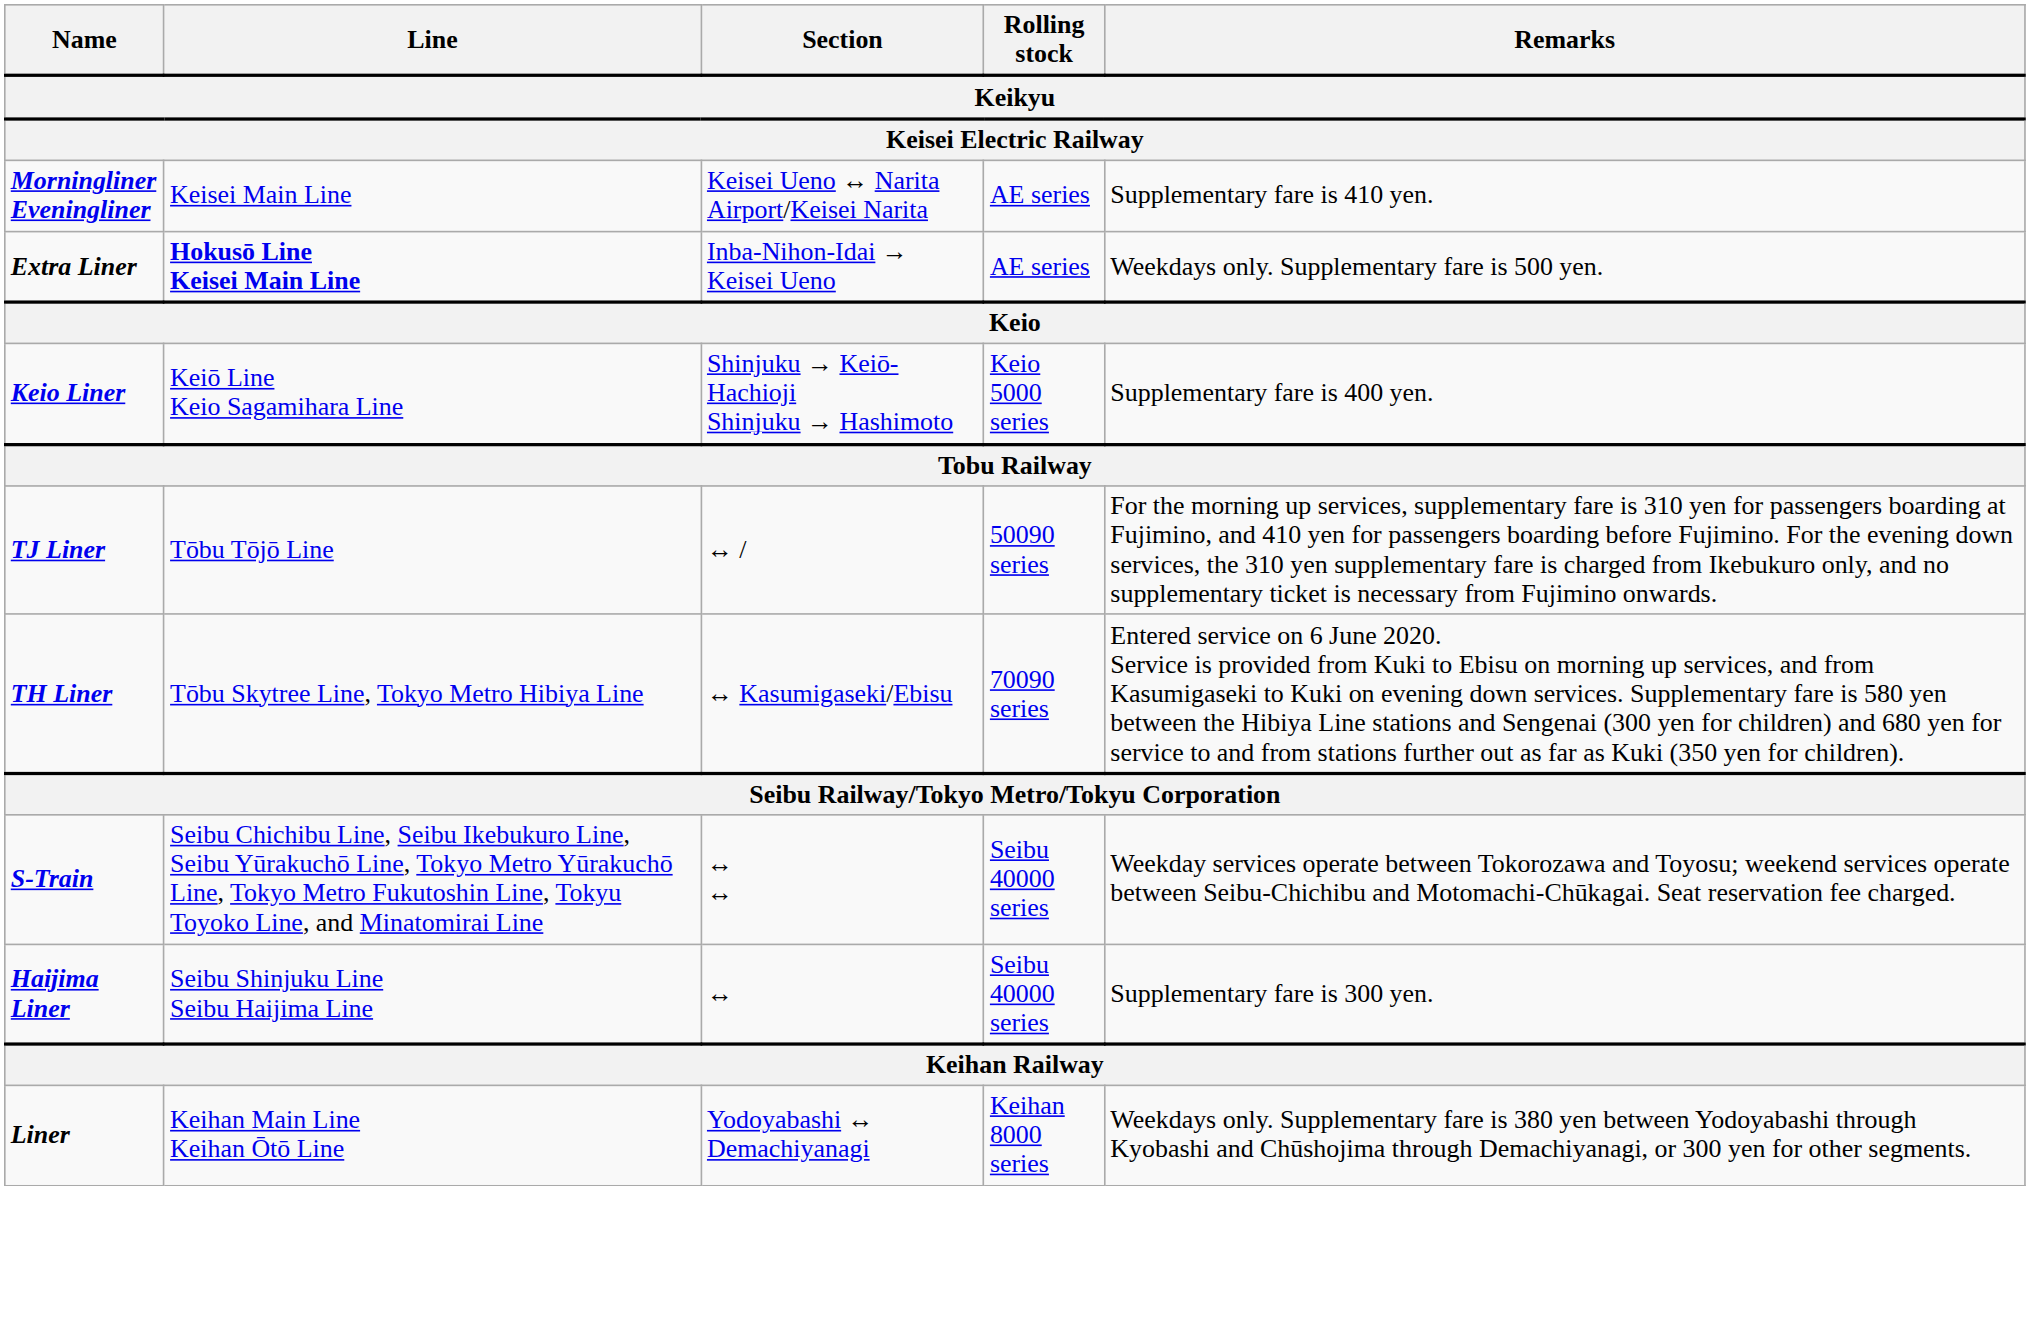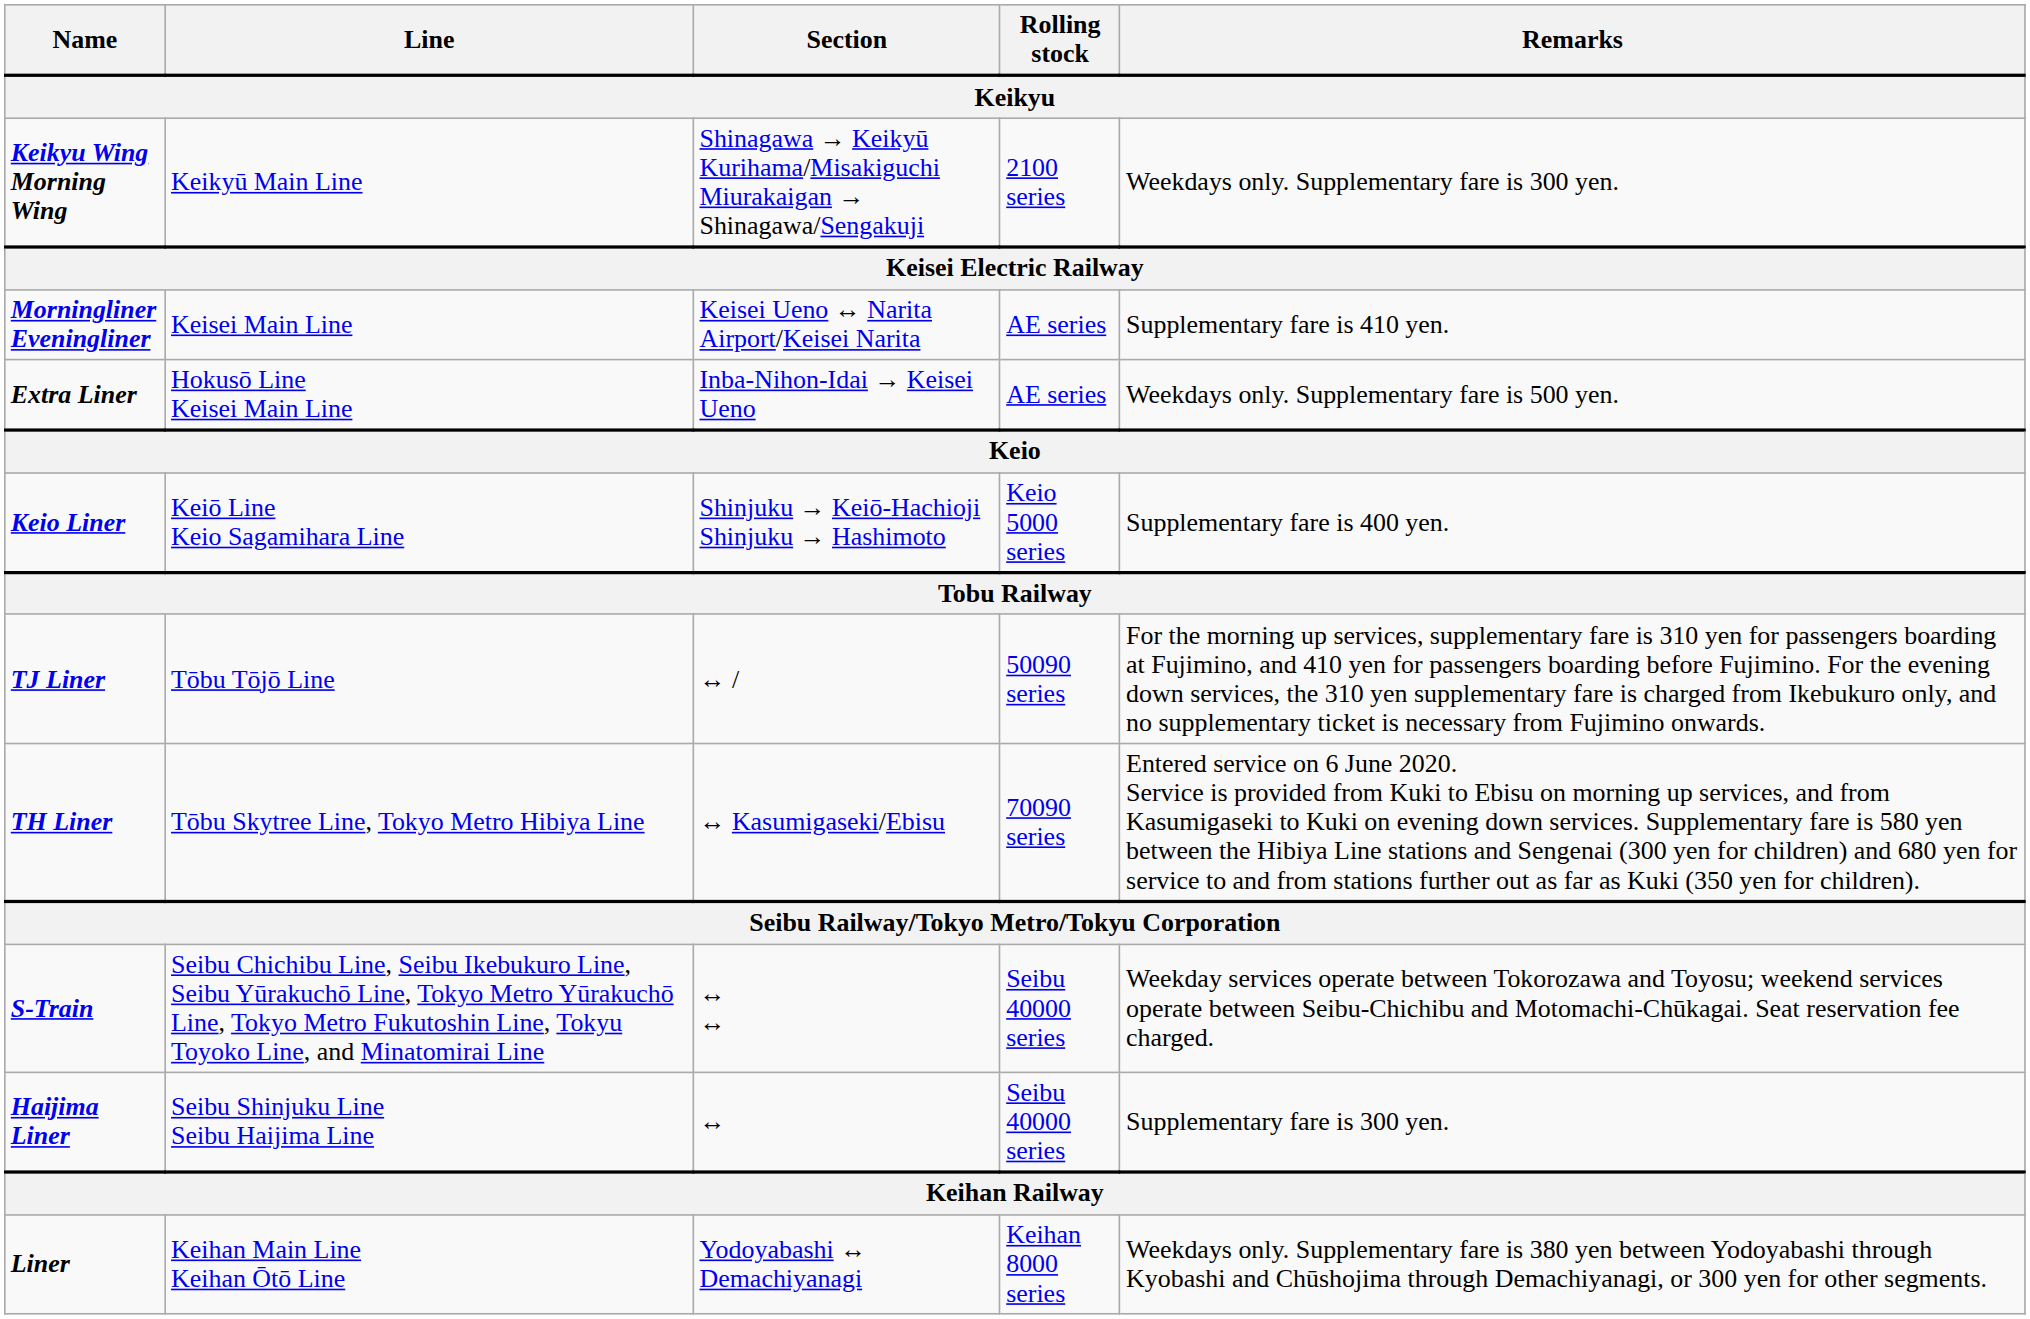+ row: (80, 181)
(265, 265) bold -> (262, 394) normal
